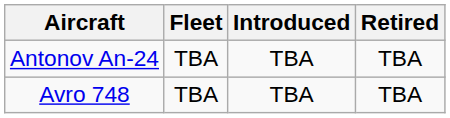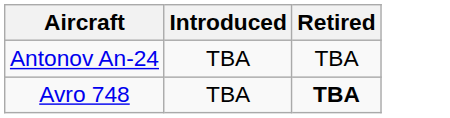- column: (196, 22)
(400, 94) normal -> (336, 94) bold
